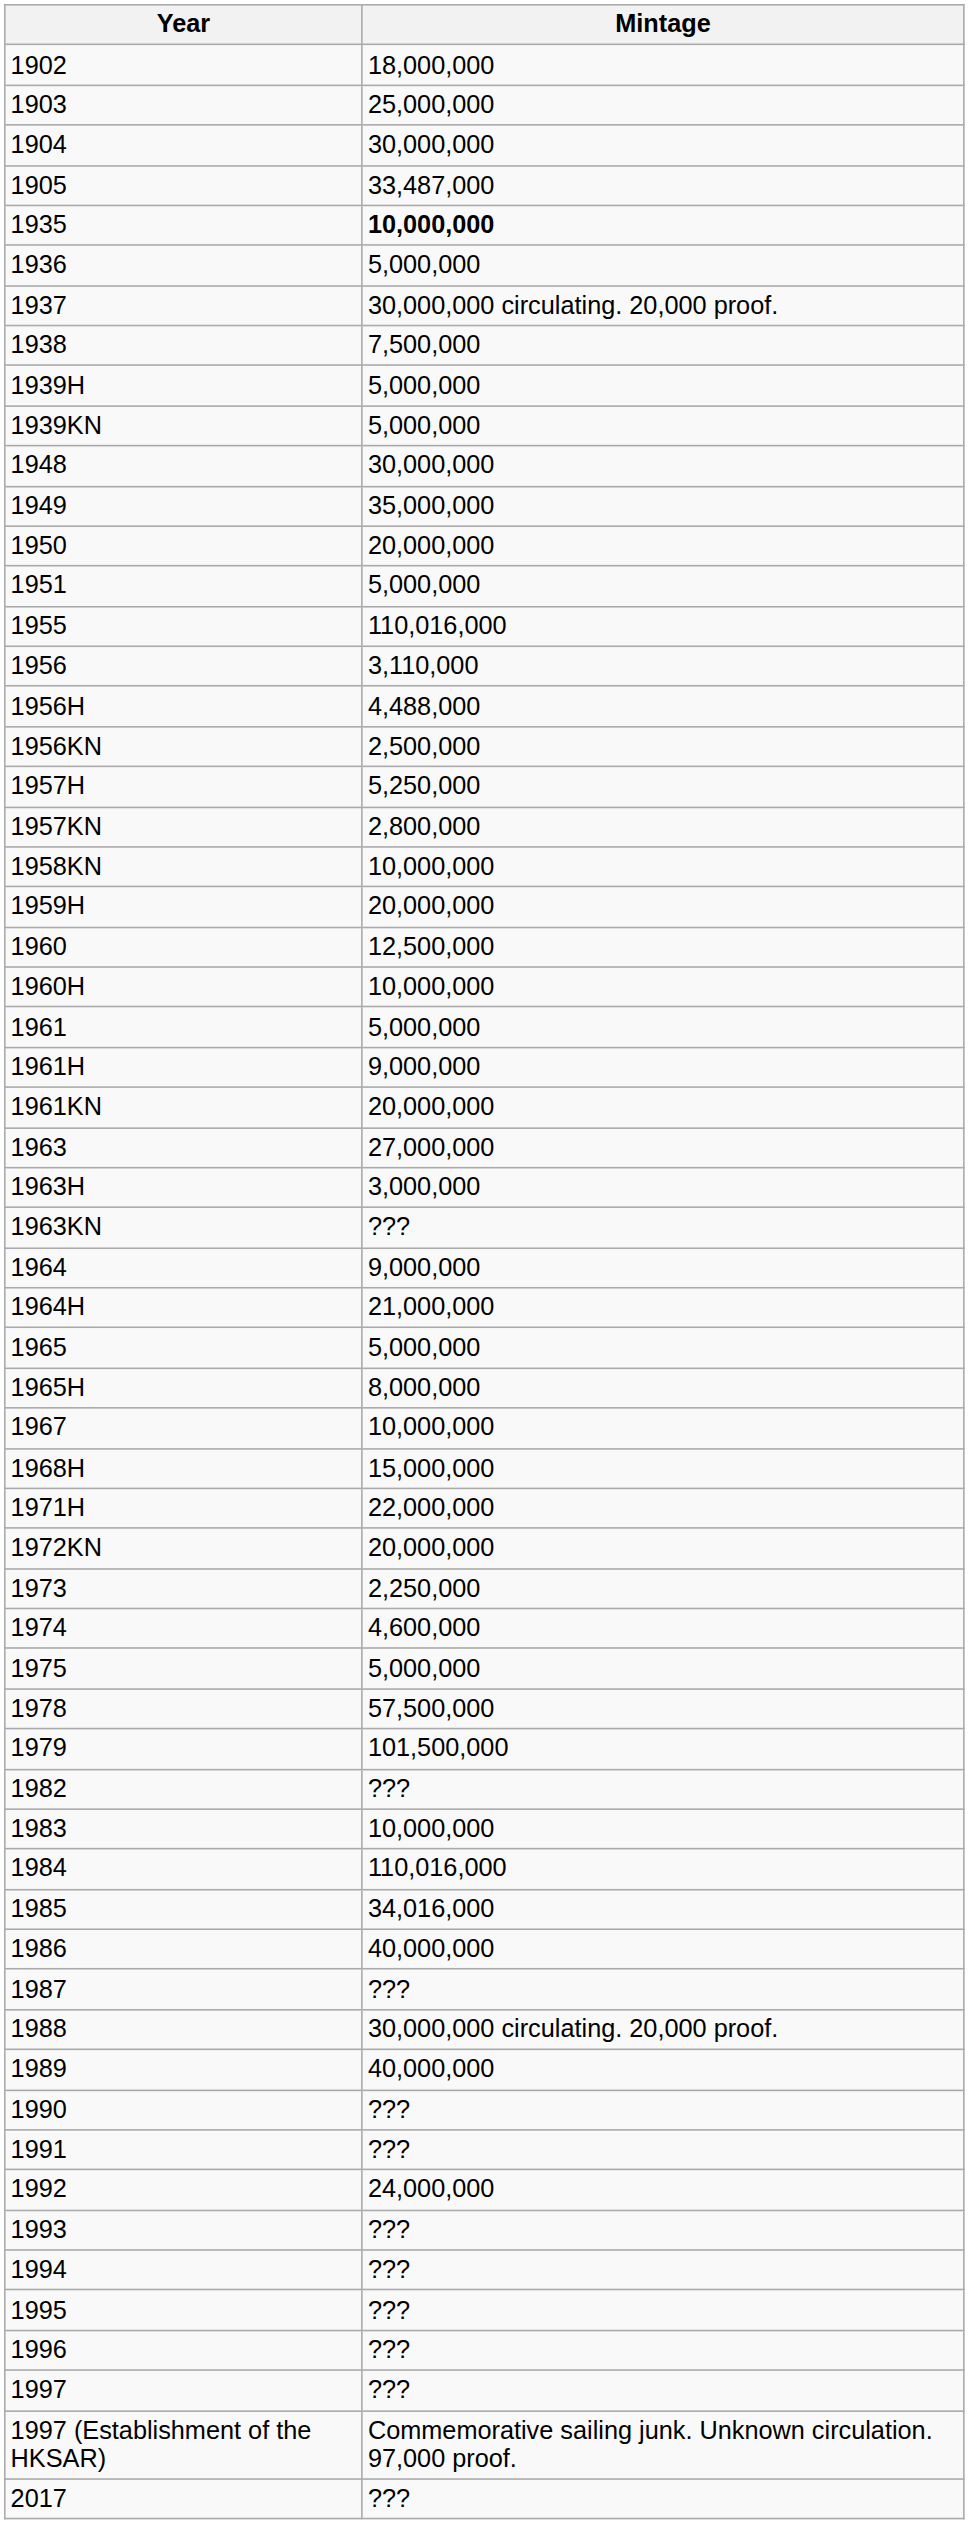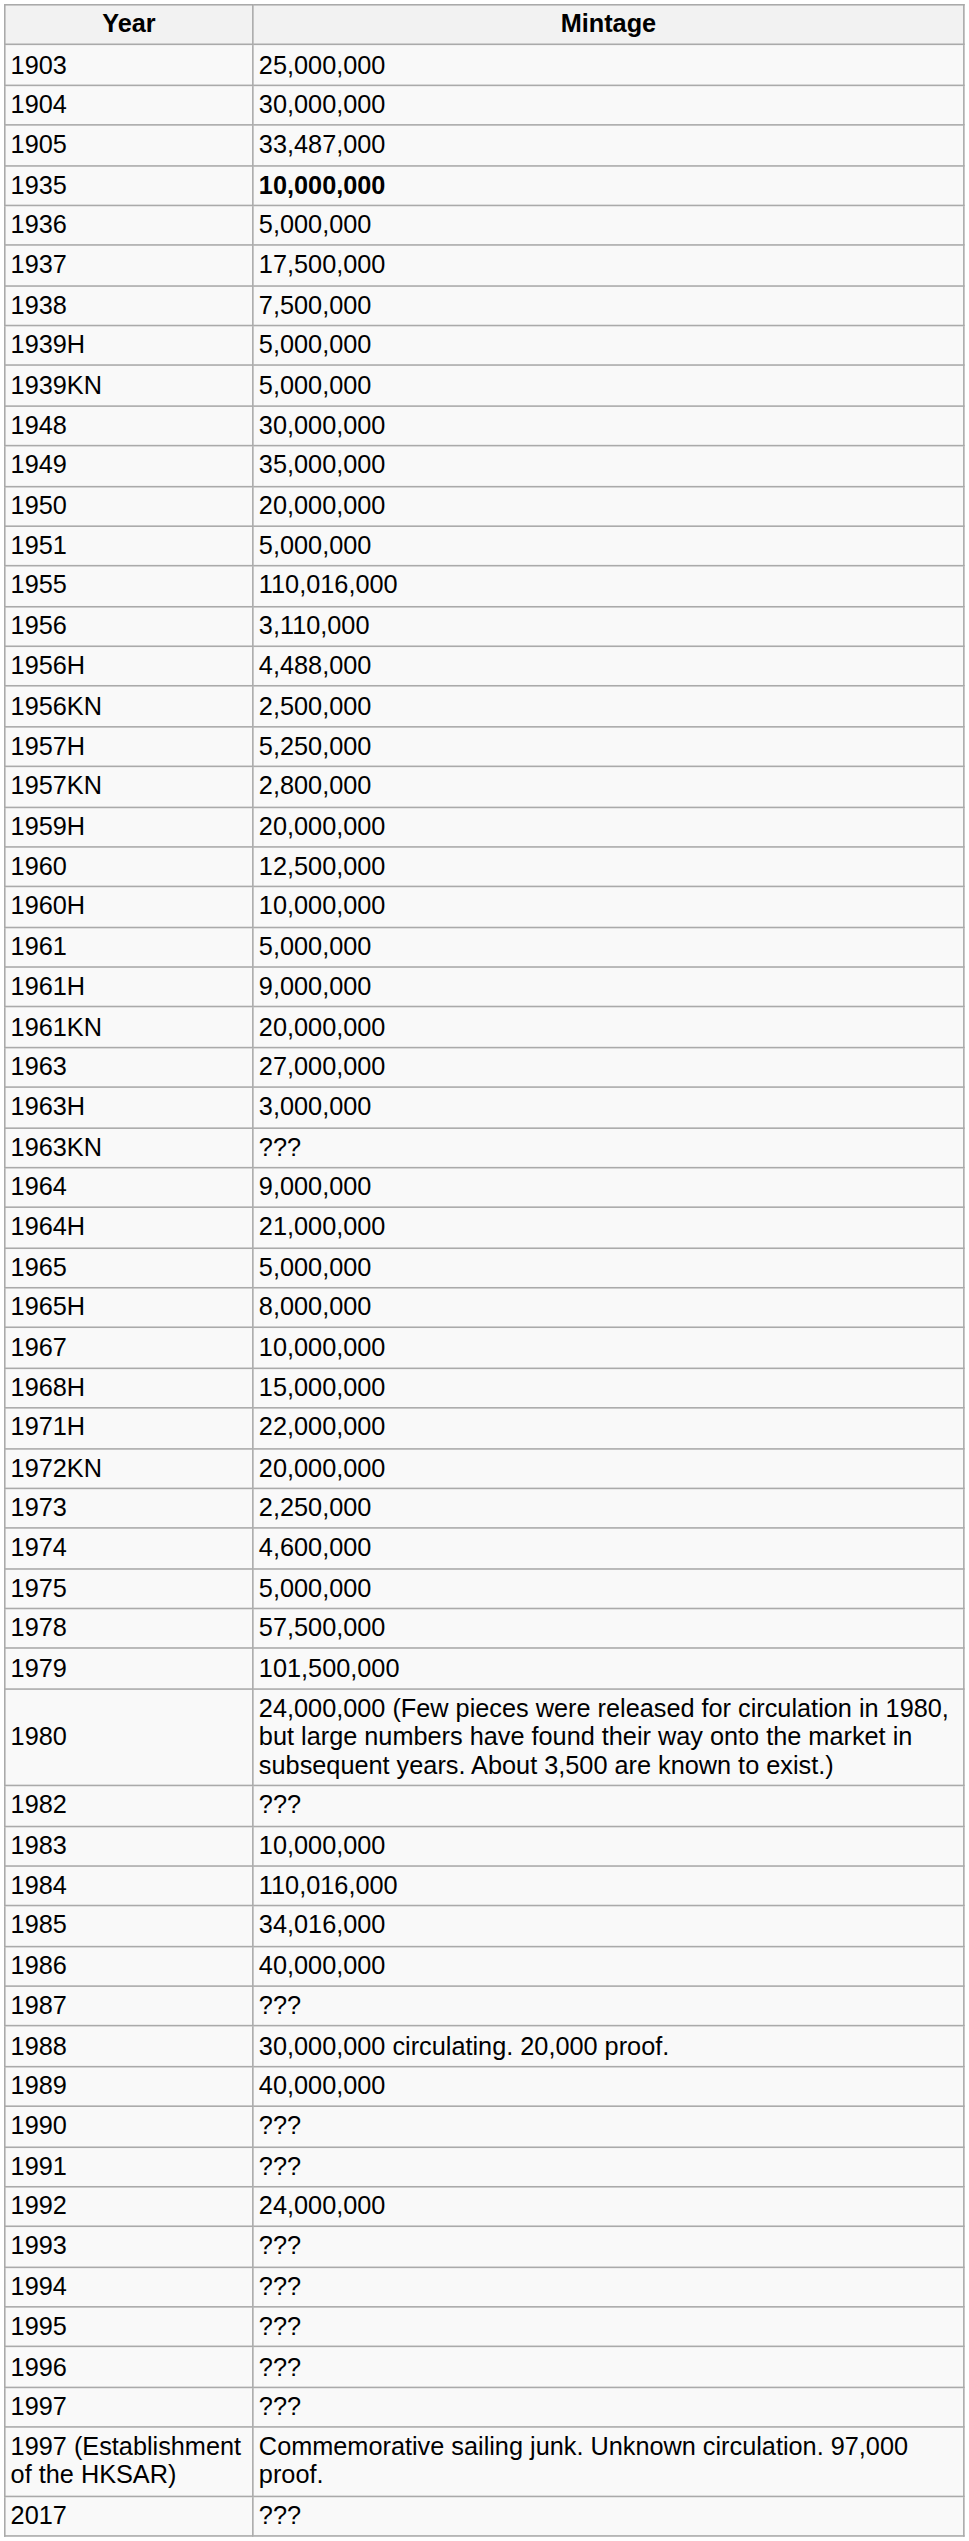- row: (39, 64)
(573, 305) 30,000,000 circulating. 20,000 proof. -> (322, 265) 17,500,000
- row: (56, 866)
+ row: (39, 1736)
